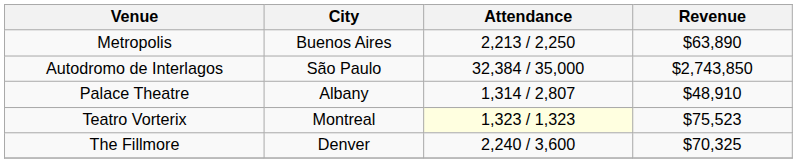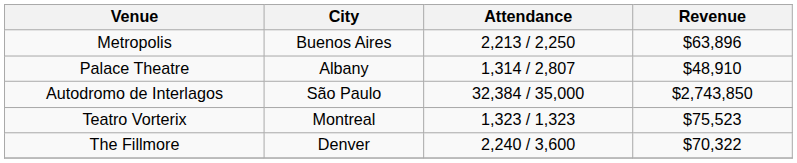(712, 42) $63,890 -> (712, 42) $63,896
rows swapped: (134, 68) <-> (134, 94)
(528, 119) lightyellow background -> (528, 119) no background
(712, 145) $70,325 -> (712, 145) $70,322
